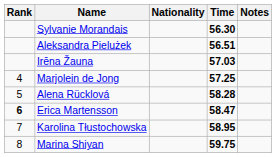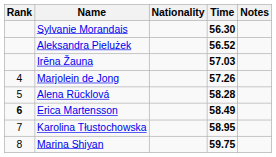(222, 45) 56.51 -> (222, 45) 56.52
(222, 78) 57.25 -> (222, 78) 57.26
(222, 111) 58.47 -> (222, 111) 58.49
